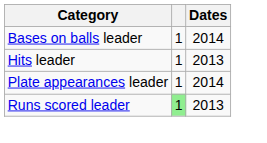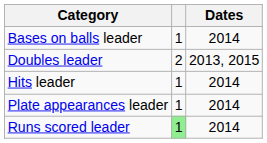+ row: (55, 60)
(208, 60) 2013 -> (224, 82) 2014
(208, 104) 2013 -> (224, 127) 2014
